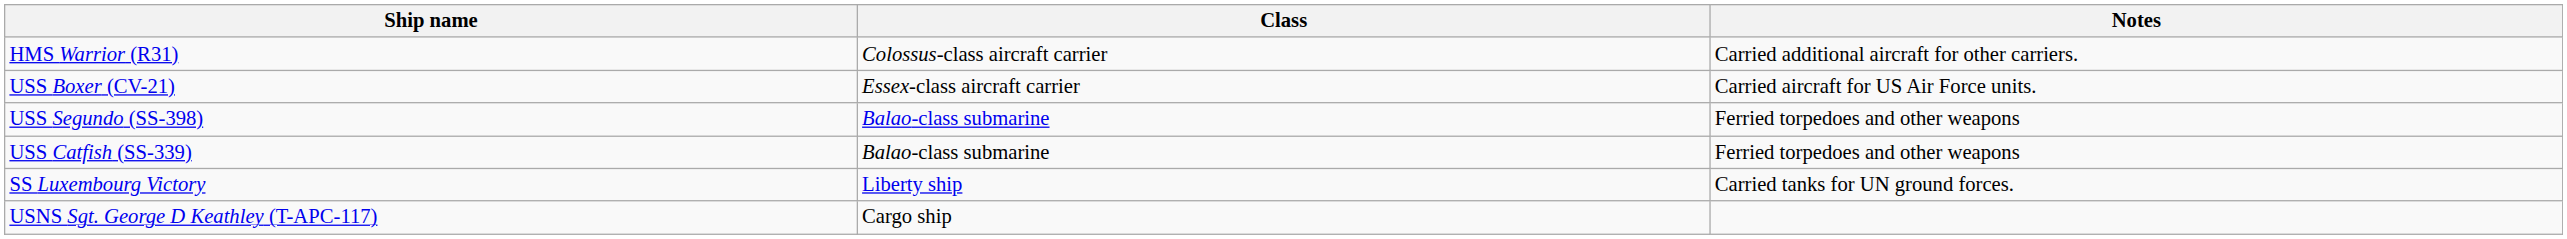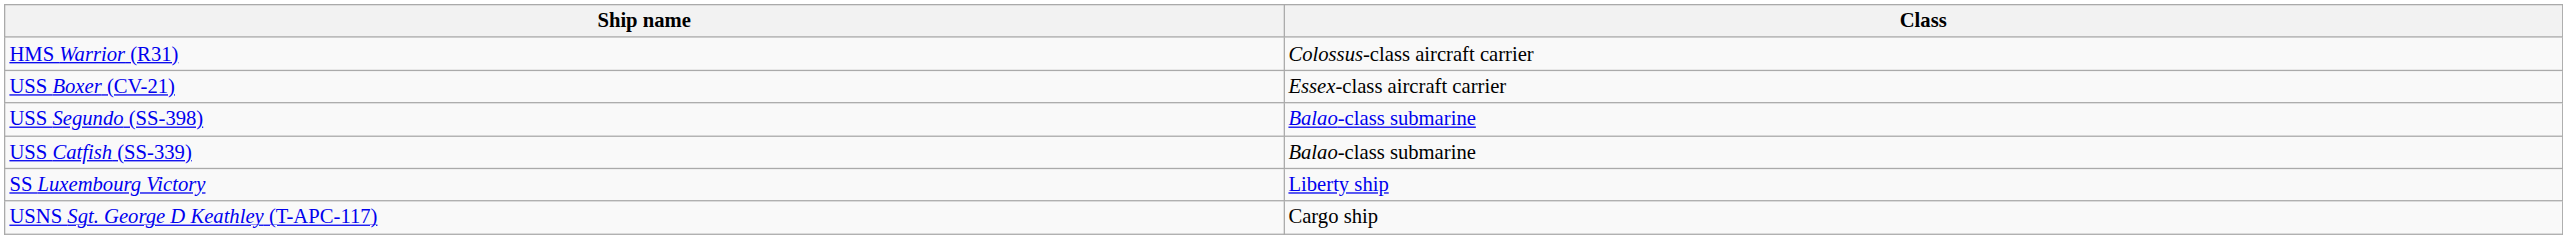- column: (2136, 20)
